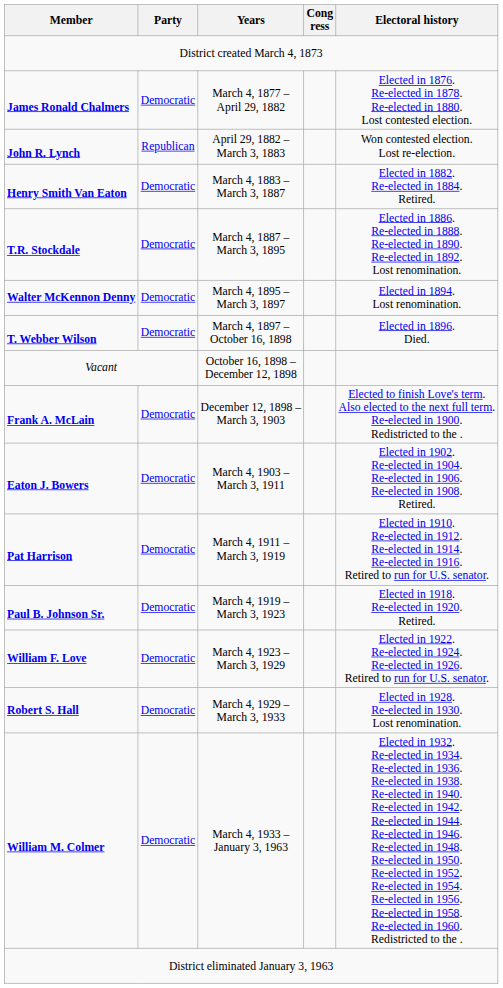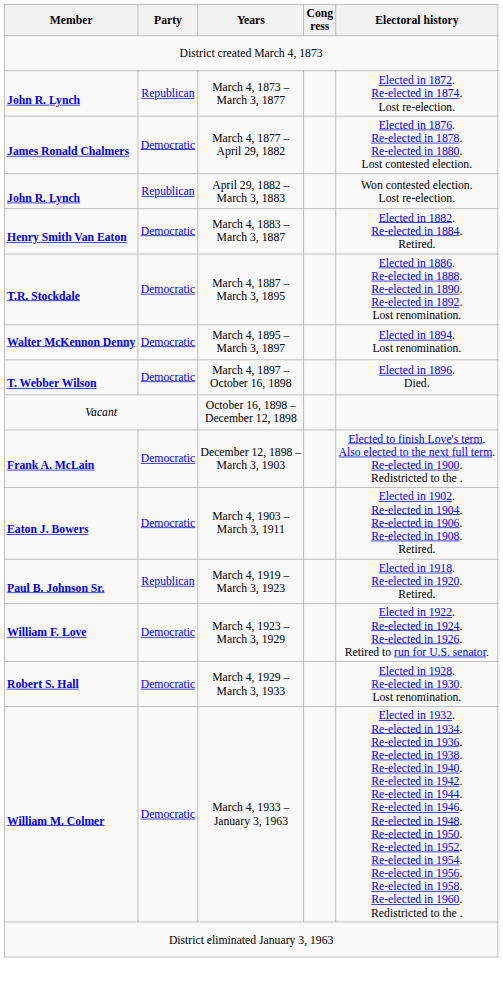+ row: (251, 93)
- row: (251, 549)
(168, 607) Democratic -> (168, 581) Republican
